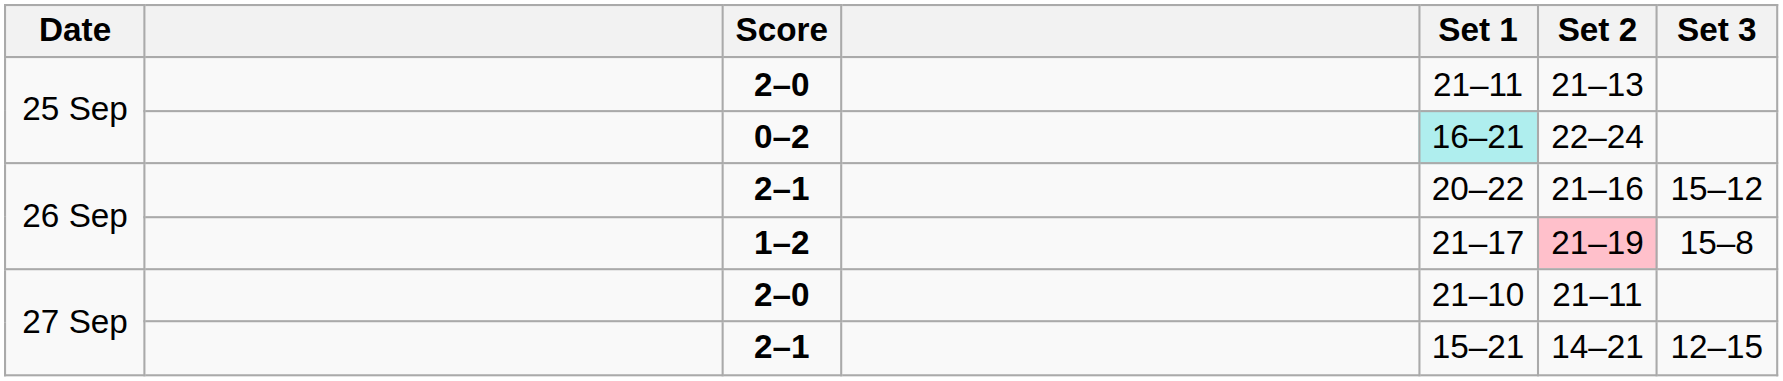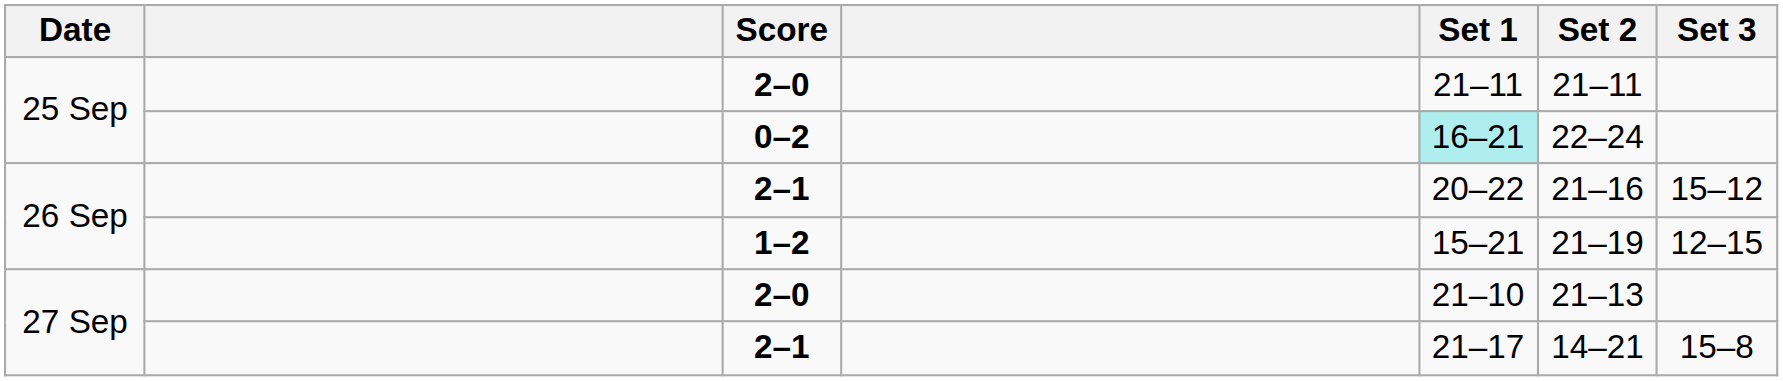(1597, 83) 21–13 -> (1597, 83) 21–11
(1478, 242) 21–17 -> (1478, 242) 15–21
(1597, 242) pink background -> (1597, 242) no background
(1717, 242) 15–8 -> (1717, 242) 12–15
(1597, 294) 21–11 -> (1597, 294) 21–13
(1478, 347) 15–21 -> (1478, 347) 21–17
(1717, 347) 12–15 -> (1717, 347) 15–8
